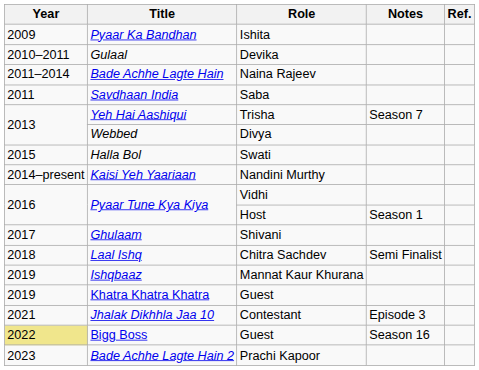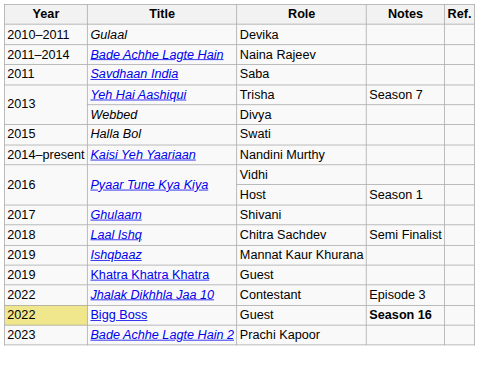- row: (144, 34)
(21, 315) 2021 -> (21, 295) 2022
(400, 335) normal -> (401, 315) bold
